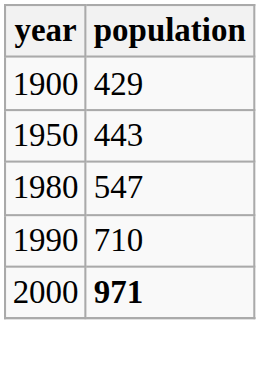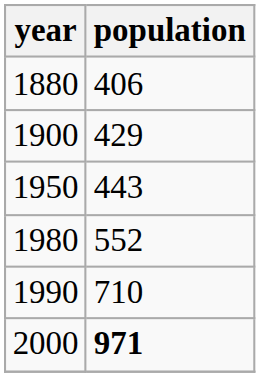+ row: (46, 82)
(118, 187) 547 -> (118, 239) 552
